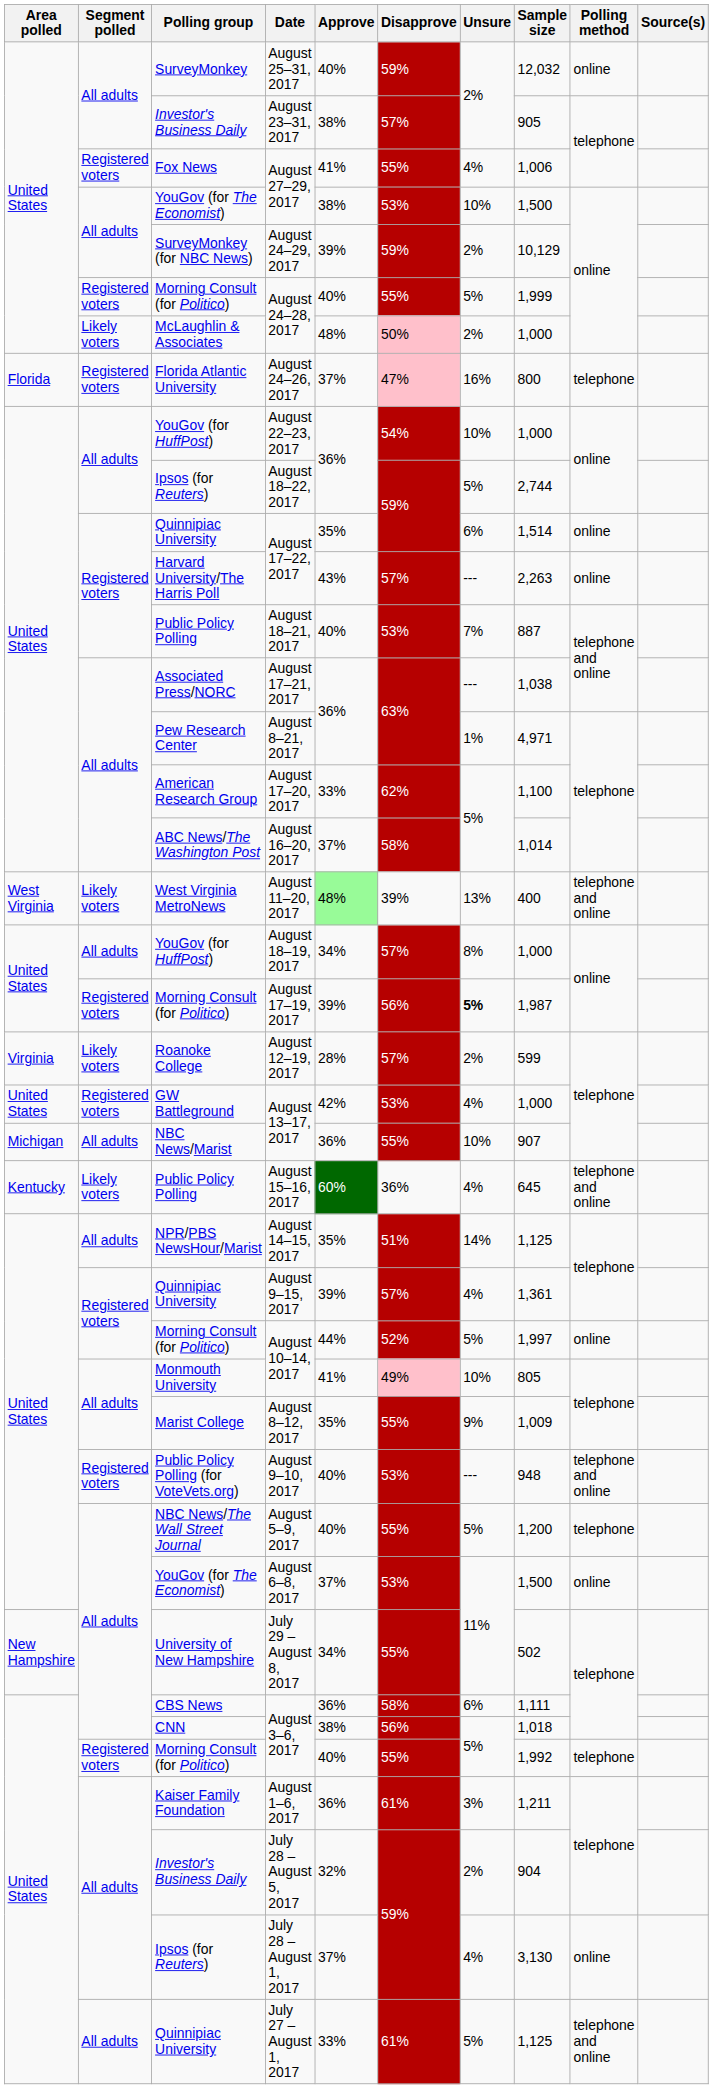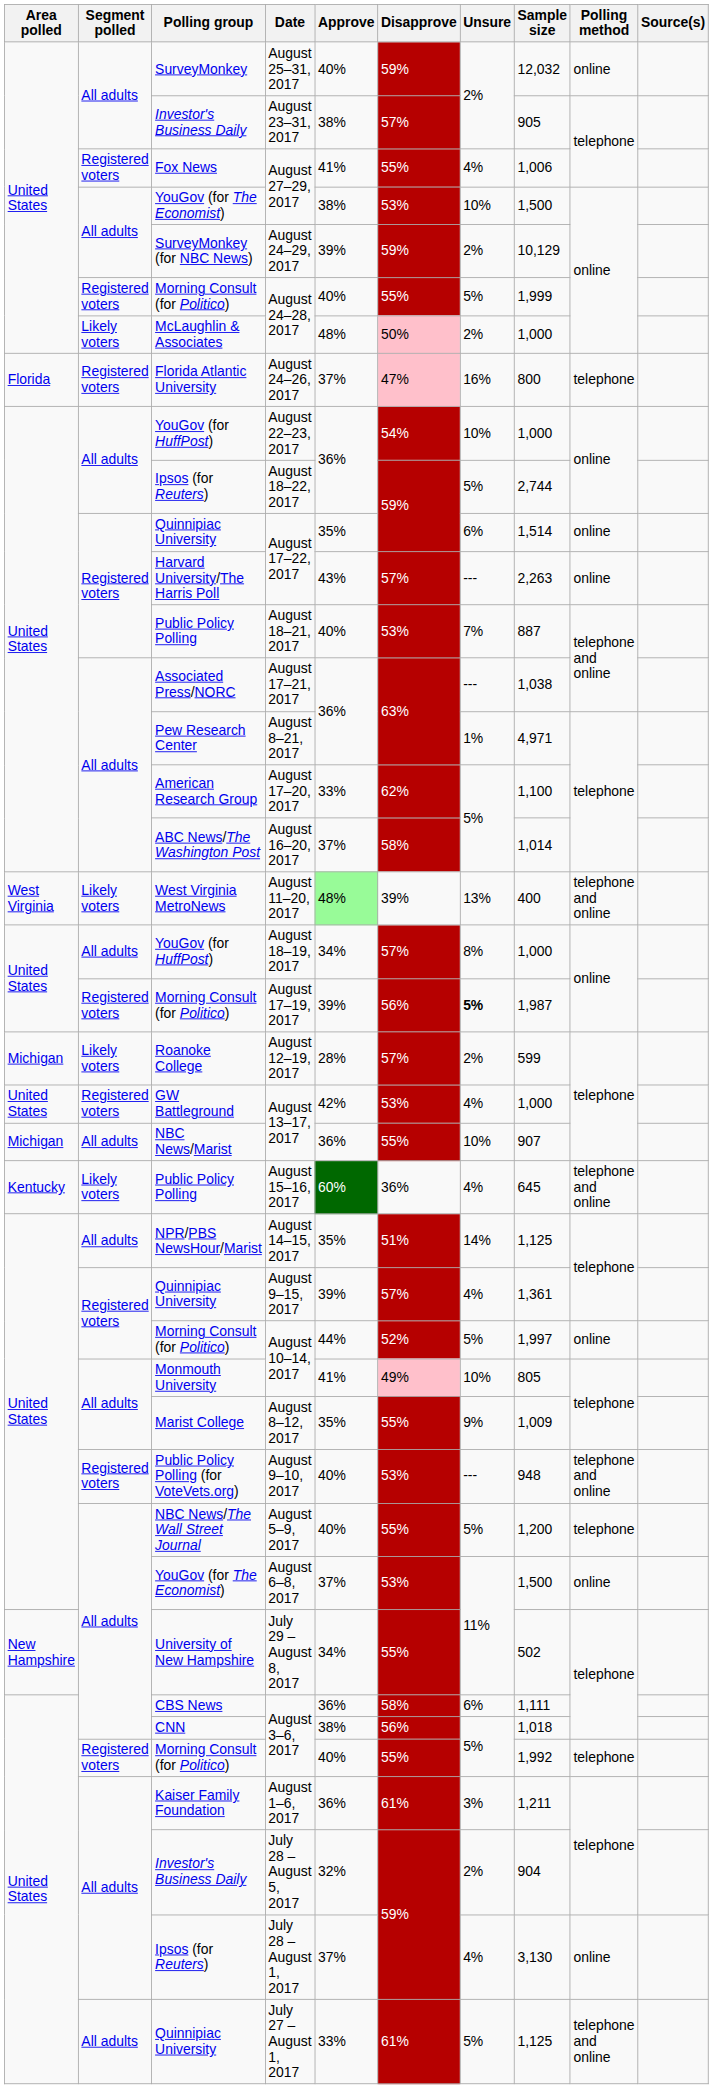(31, 1058) Virginia -> (35, 1058) Michigan
